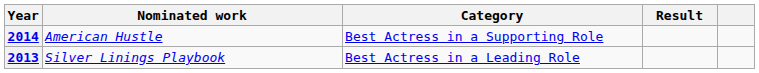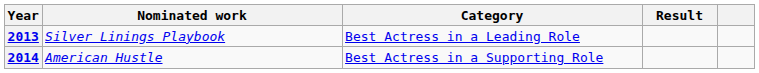rows swapped: (23, 57) <-> (23, 36)
